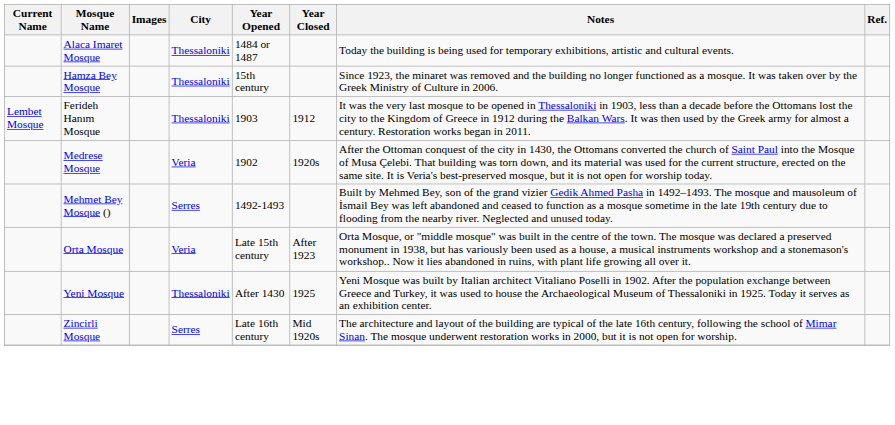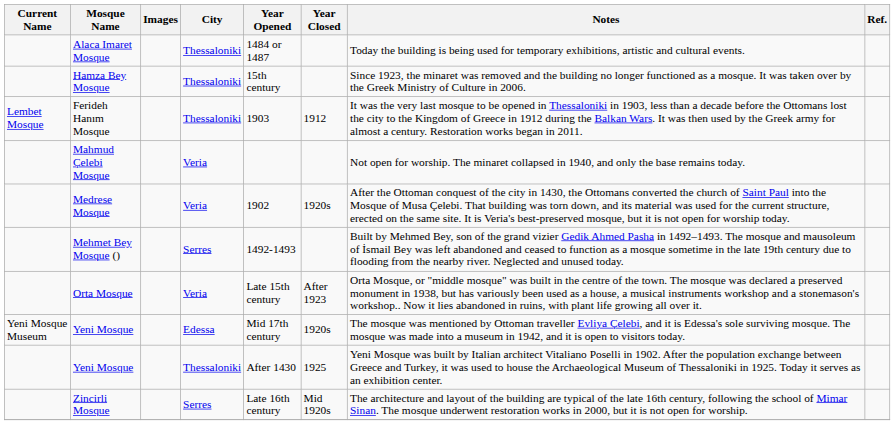+ row: (93, 162)
+ row: (103, 330)
